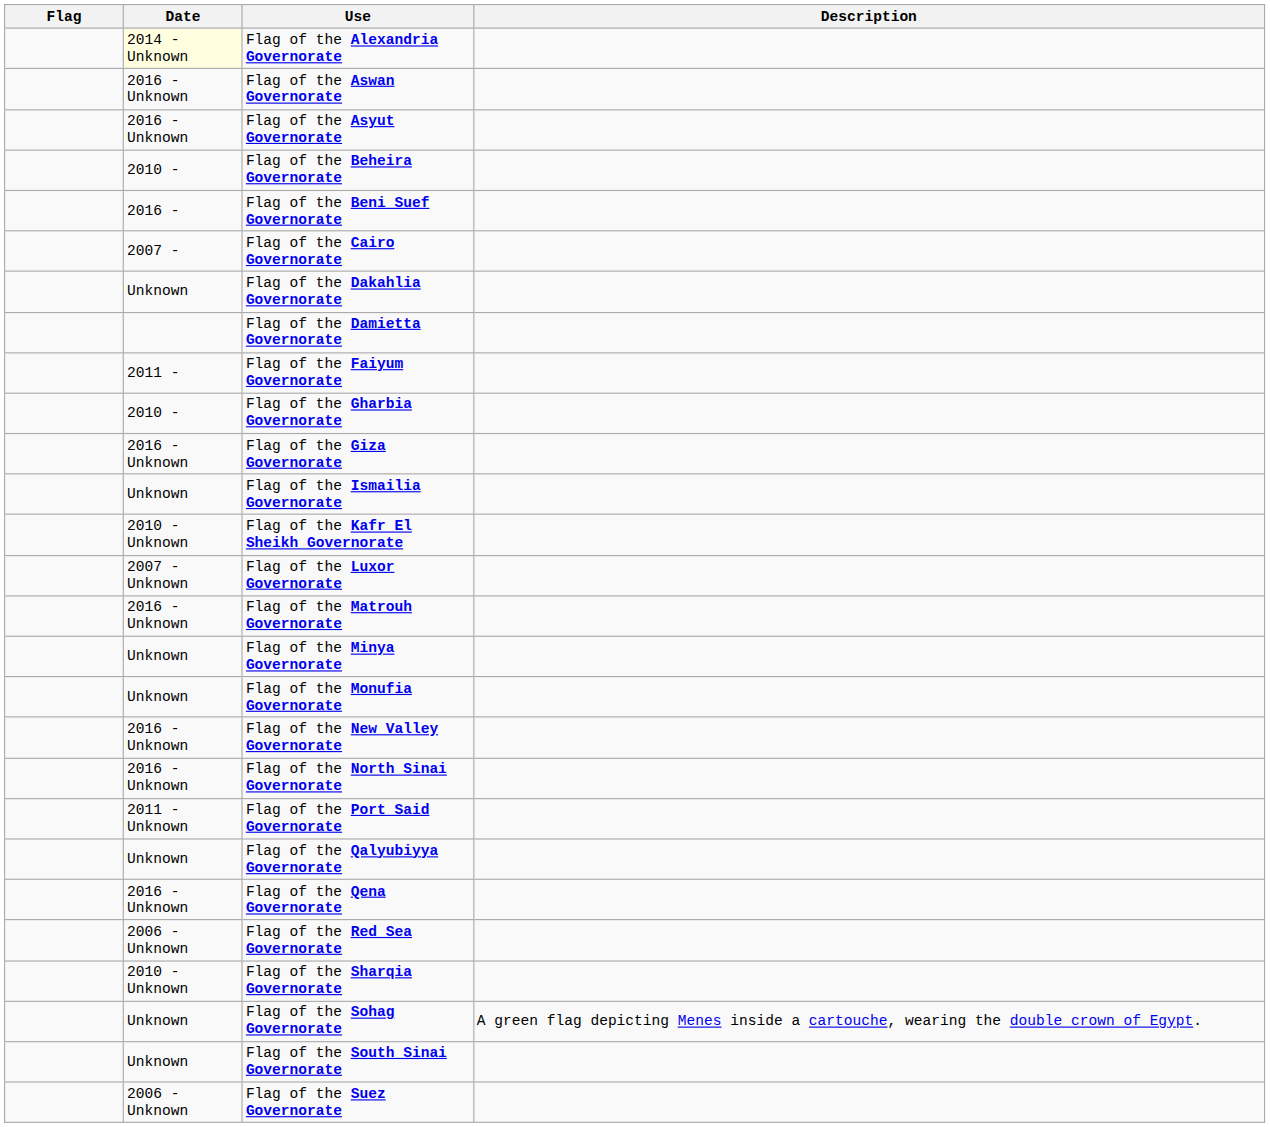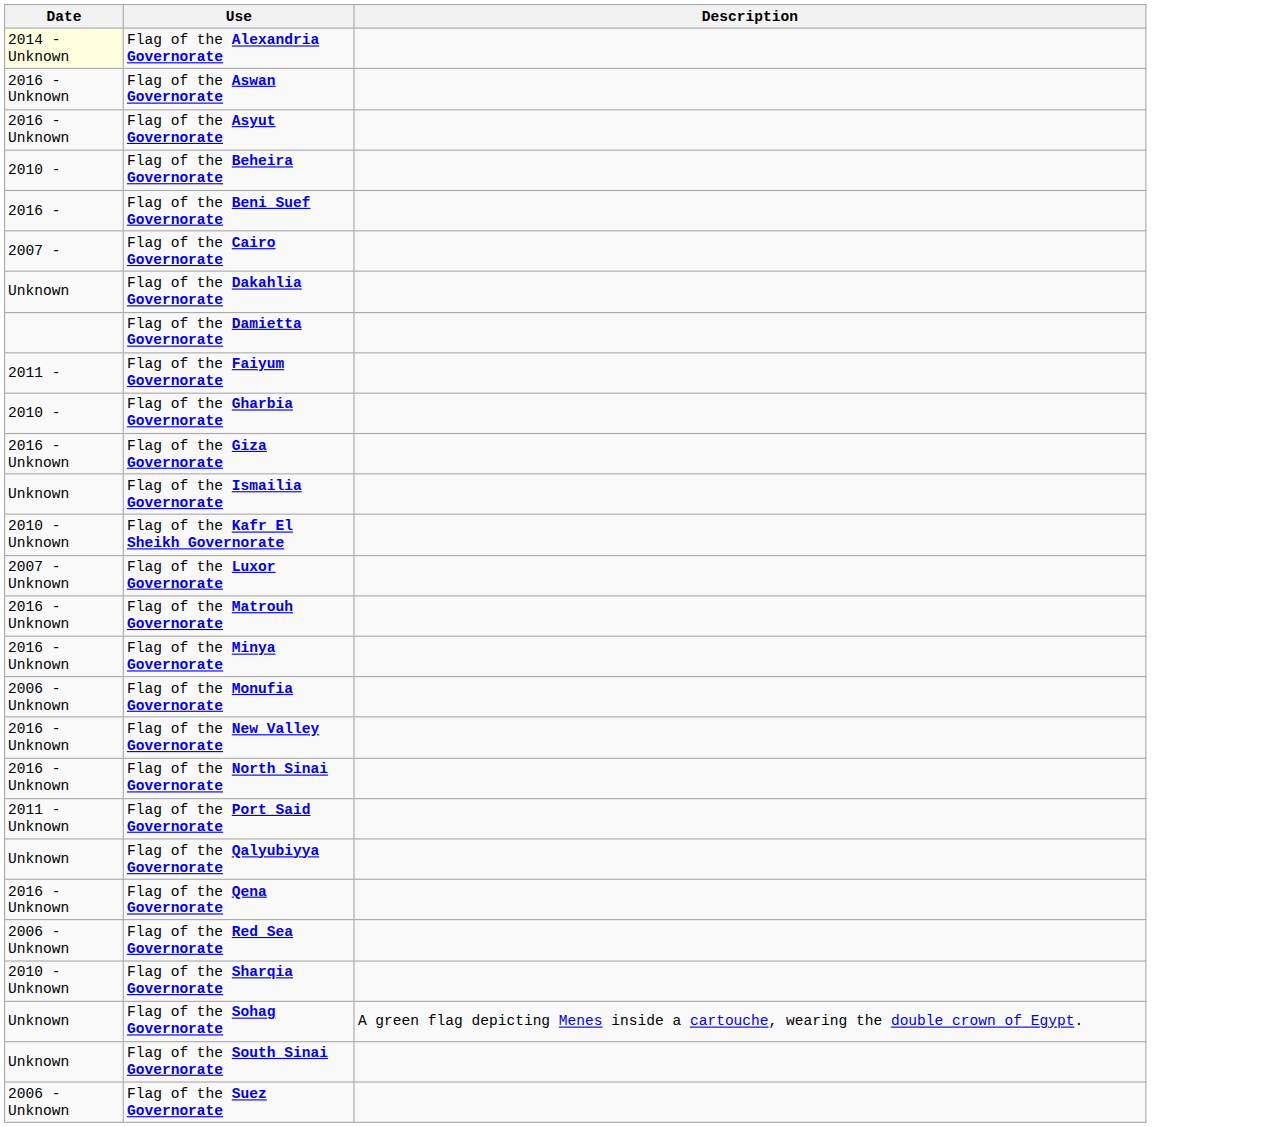- column: (64, 16)
(158, 657) Unknown -> (39, 657) 2016 - Unknown
(158, 697) Unknown -> (39, 697) 2006 - Unknown
